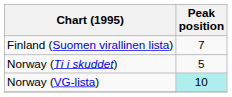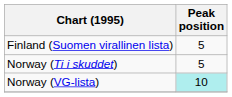(201, 45) 7 -> (201, 45) 5
